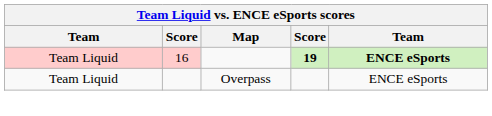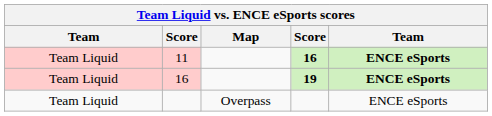+ row: (182, 57)
